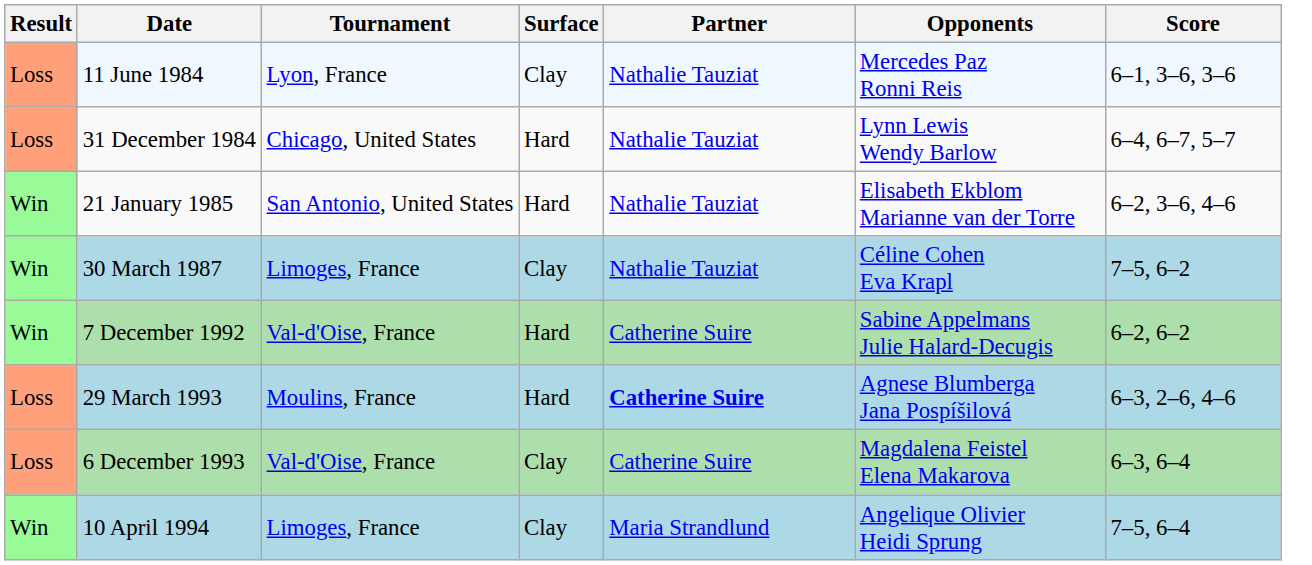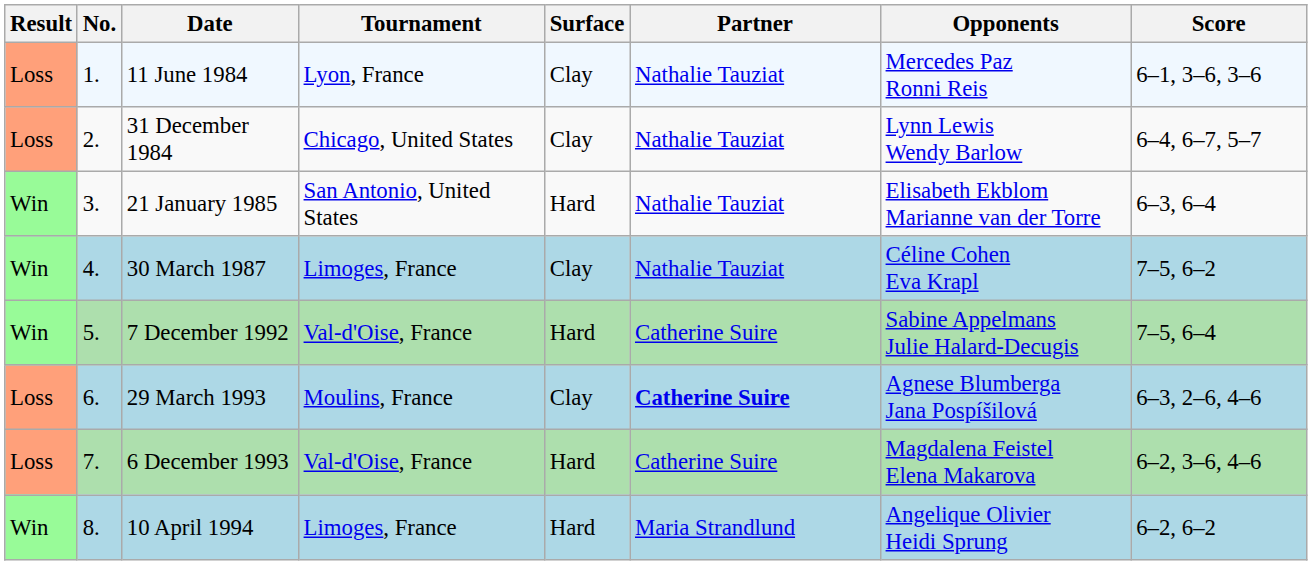+ column: (99, 23)
(547, 139) Hard -> (571, 139) Clay
(1173, 203) 6–2, 3–6, 4–6 -> (1176, 203) 6–3, 6–4
(1150, 332) 6–2, 6–2 -> (1176, 332) 7–5, 6–4
(547, 397) Hard -> (571, 397) Clay
(546, 462) Clay -> (572, 462) Hard
(1150, 462) 6–3, 6–4 -> (1199, 462) 6–2, 3–6, 4–6
(546, 526) Clay -> (572, 526) Hard
(1150, 526) 7–5, 6–4 -> (1176, 526) 6–2, 6–2
